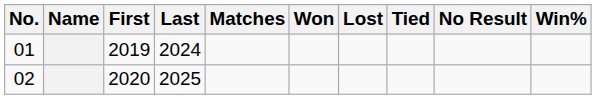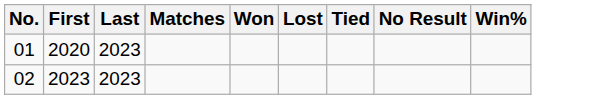- column: (74, 19)
(129, 49) 2019 -> (69, 49) 2020
(180, 49) 2024 -> (120, 49) 2023
(129, 79) 2020 -> (69, 79) 2023
(180, 79) 2025 -> (120, 79) 2023
